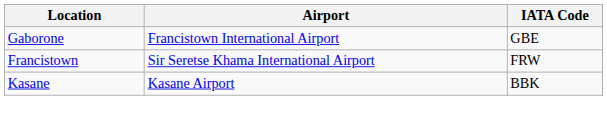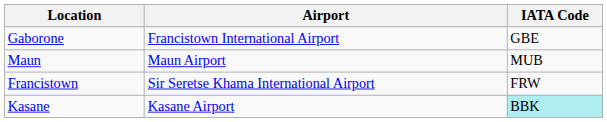+ row: (24, 60)
(525, 83) no background -> (525, 106) paleturquoise background
